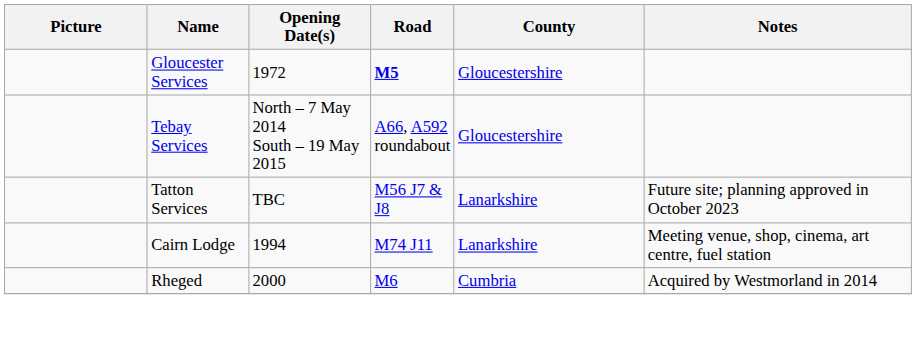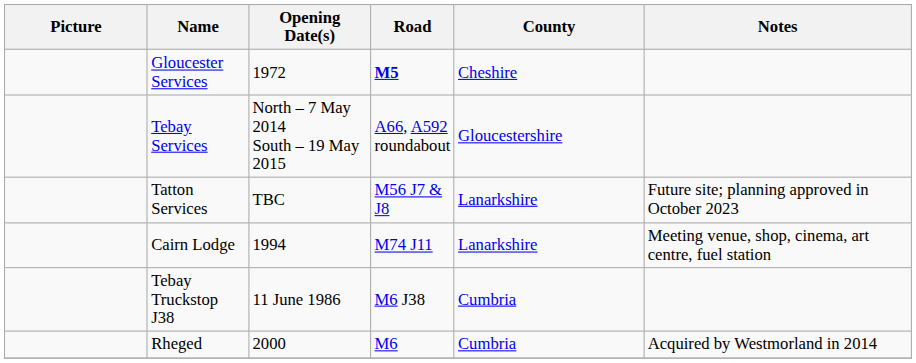(510, 72) Gloucestershire -> (488, 72) Cheshire
+ row: (185, 299)
